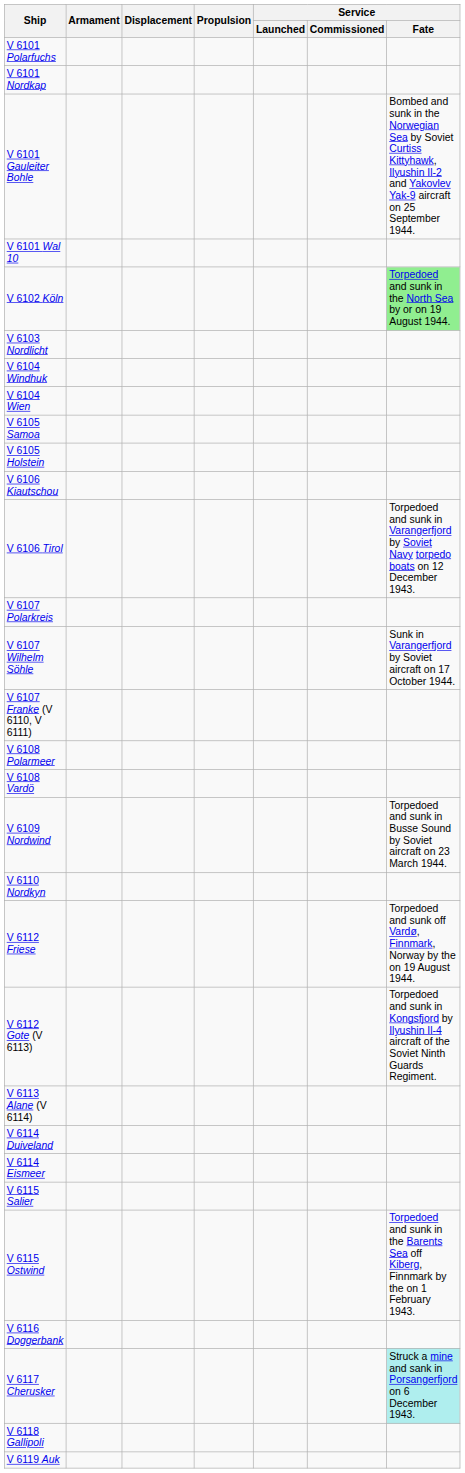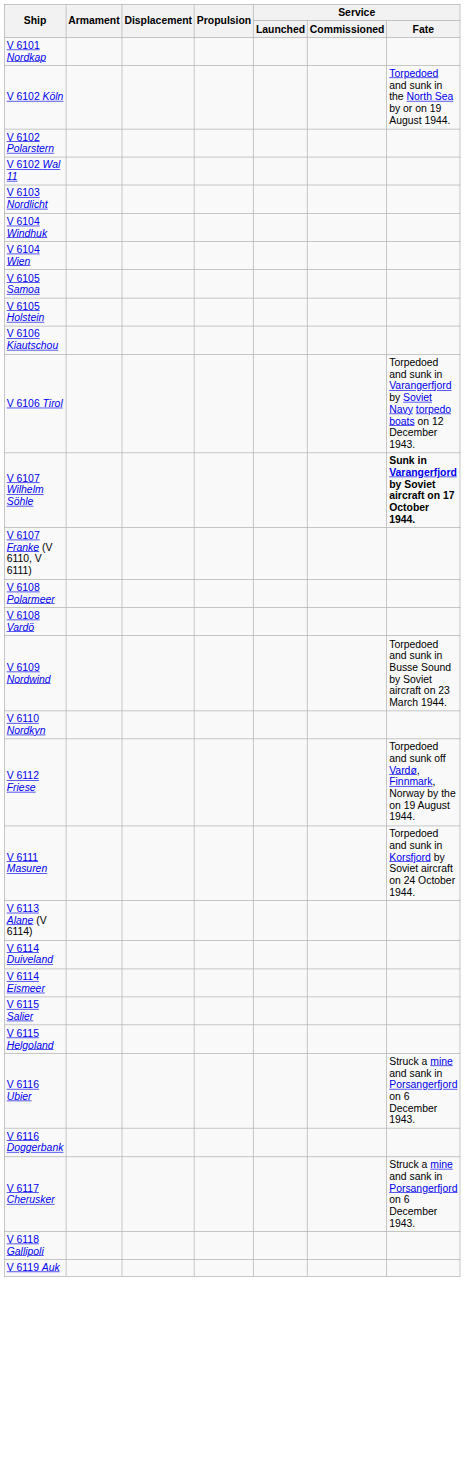- row: (31, 51)
- row: (28, 166)
- row: (34, 253)
(421, 298) lightgreen background -> (421, 97) no background
+ row: (30, 143)
+ row: (34, 171)
- row: (30, 612)
(422, 657) normal -> (423, 490) bold
+ row: (27, 863)
- row: (25, 1036)
- row: (26, 1265)
+ row: (30, 1039)
+ row: (23, 1090)
(423, 1386) paleturquoise background -> (423, 1194) no background
